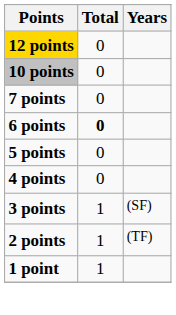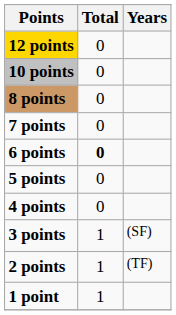+ row: (37, 98)
